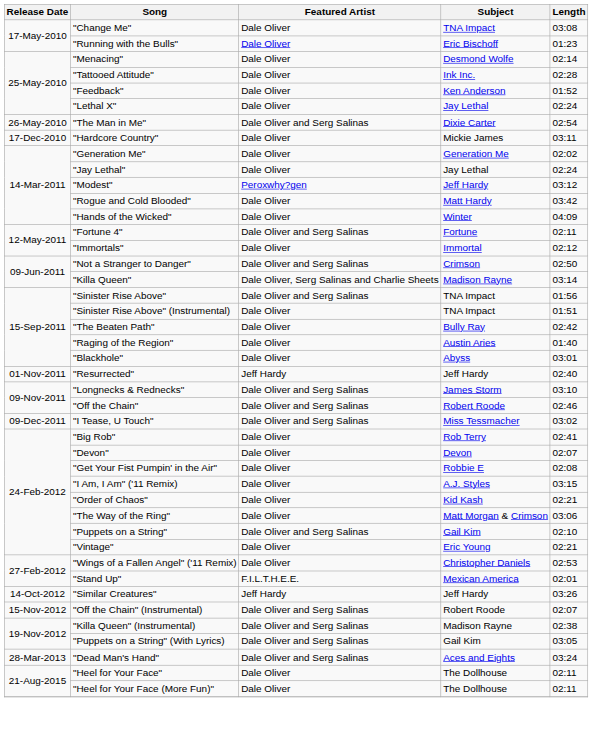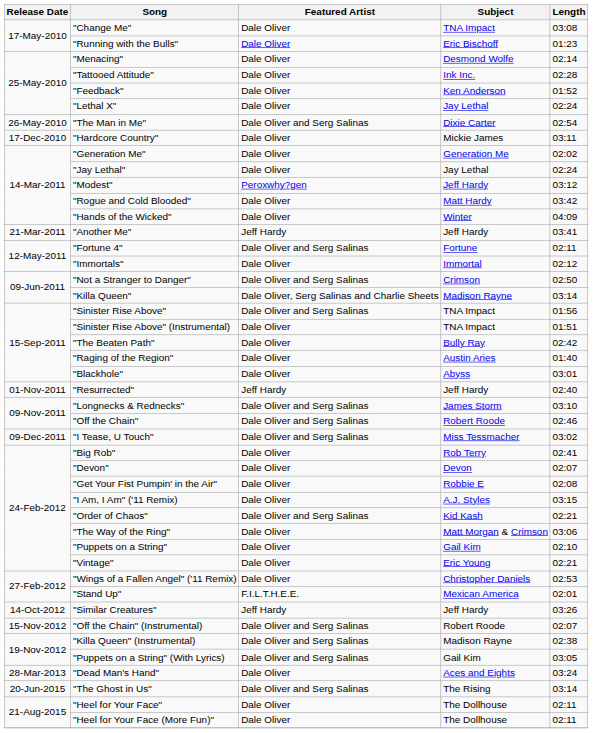+ row: (102, 232)
(266, 500) Dale Oliver -> (305, 515) Dale Oliver and Serg Salinas
(305, 531) Dale Oliver and Serg Salinas -> (266, 547) Dale Oliver
(305, 657) Dale Oliver and Serg Salinas -> (266, 673) Dale Oliver
+ row: (112, 688)
